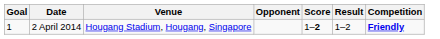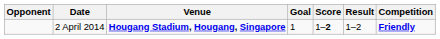columns swapped: (17, 12) <-> (278, 12)
(168, 27) normal -> (197, 27) bold
